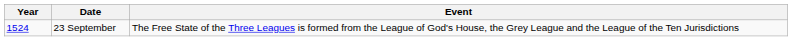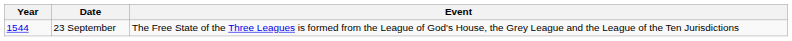(18, 28) 1524 -> (18, 28) 1544
